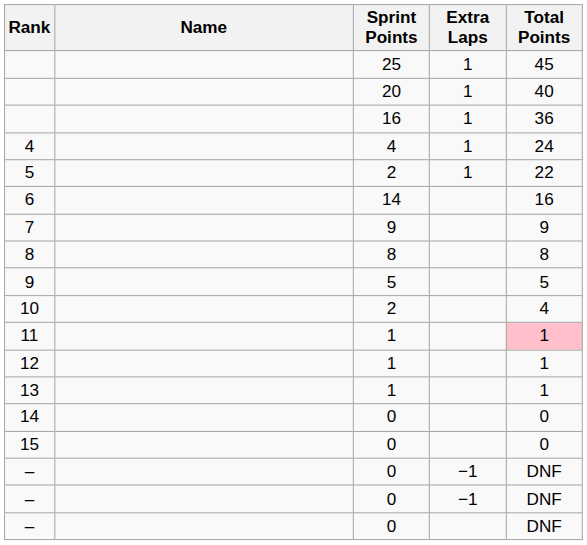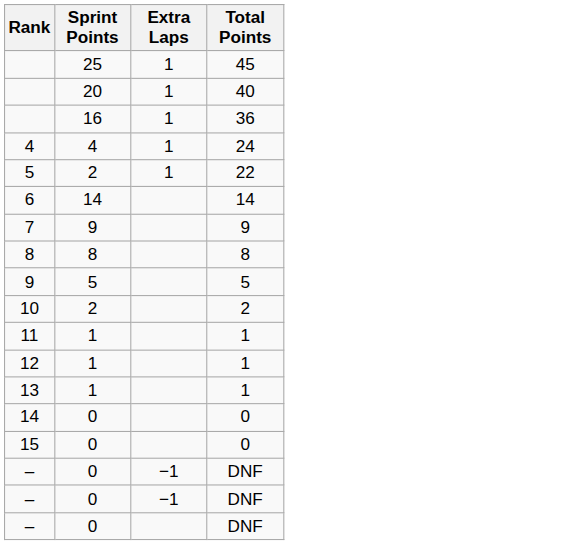- column: (204, 27)
(544, 200) 16 -> (245, 200) 14
(544, 308) 4 -> (245, 308) 2
(544, 335) pink background -> (245, 335) no background
